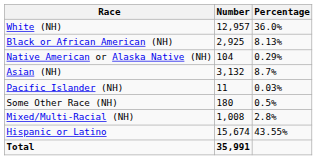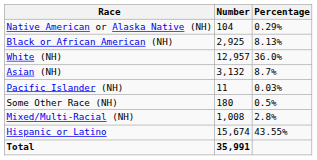rows swapped: (34, 27) <-> (109, 57)
